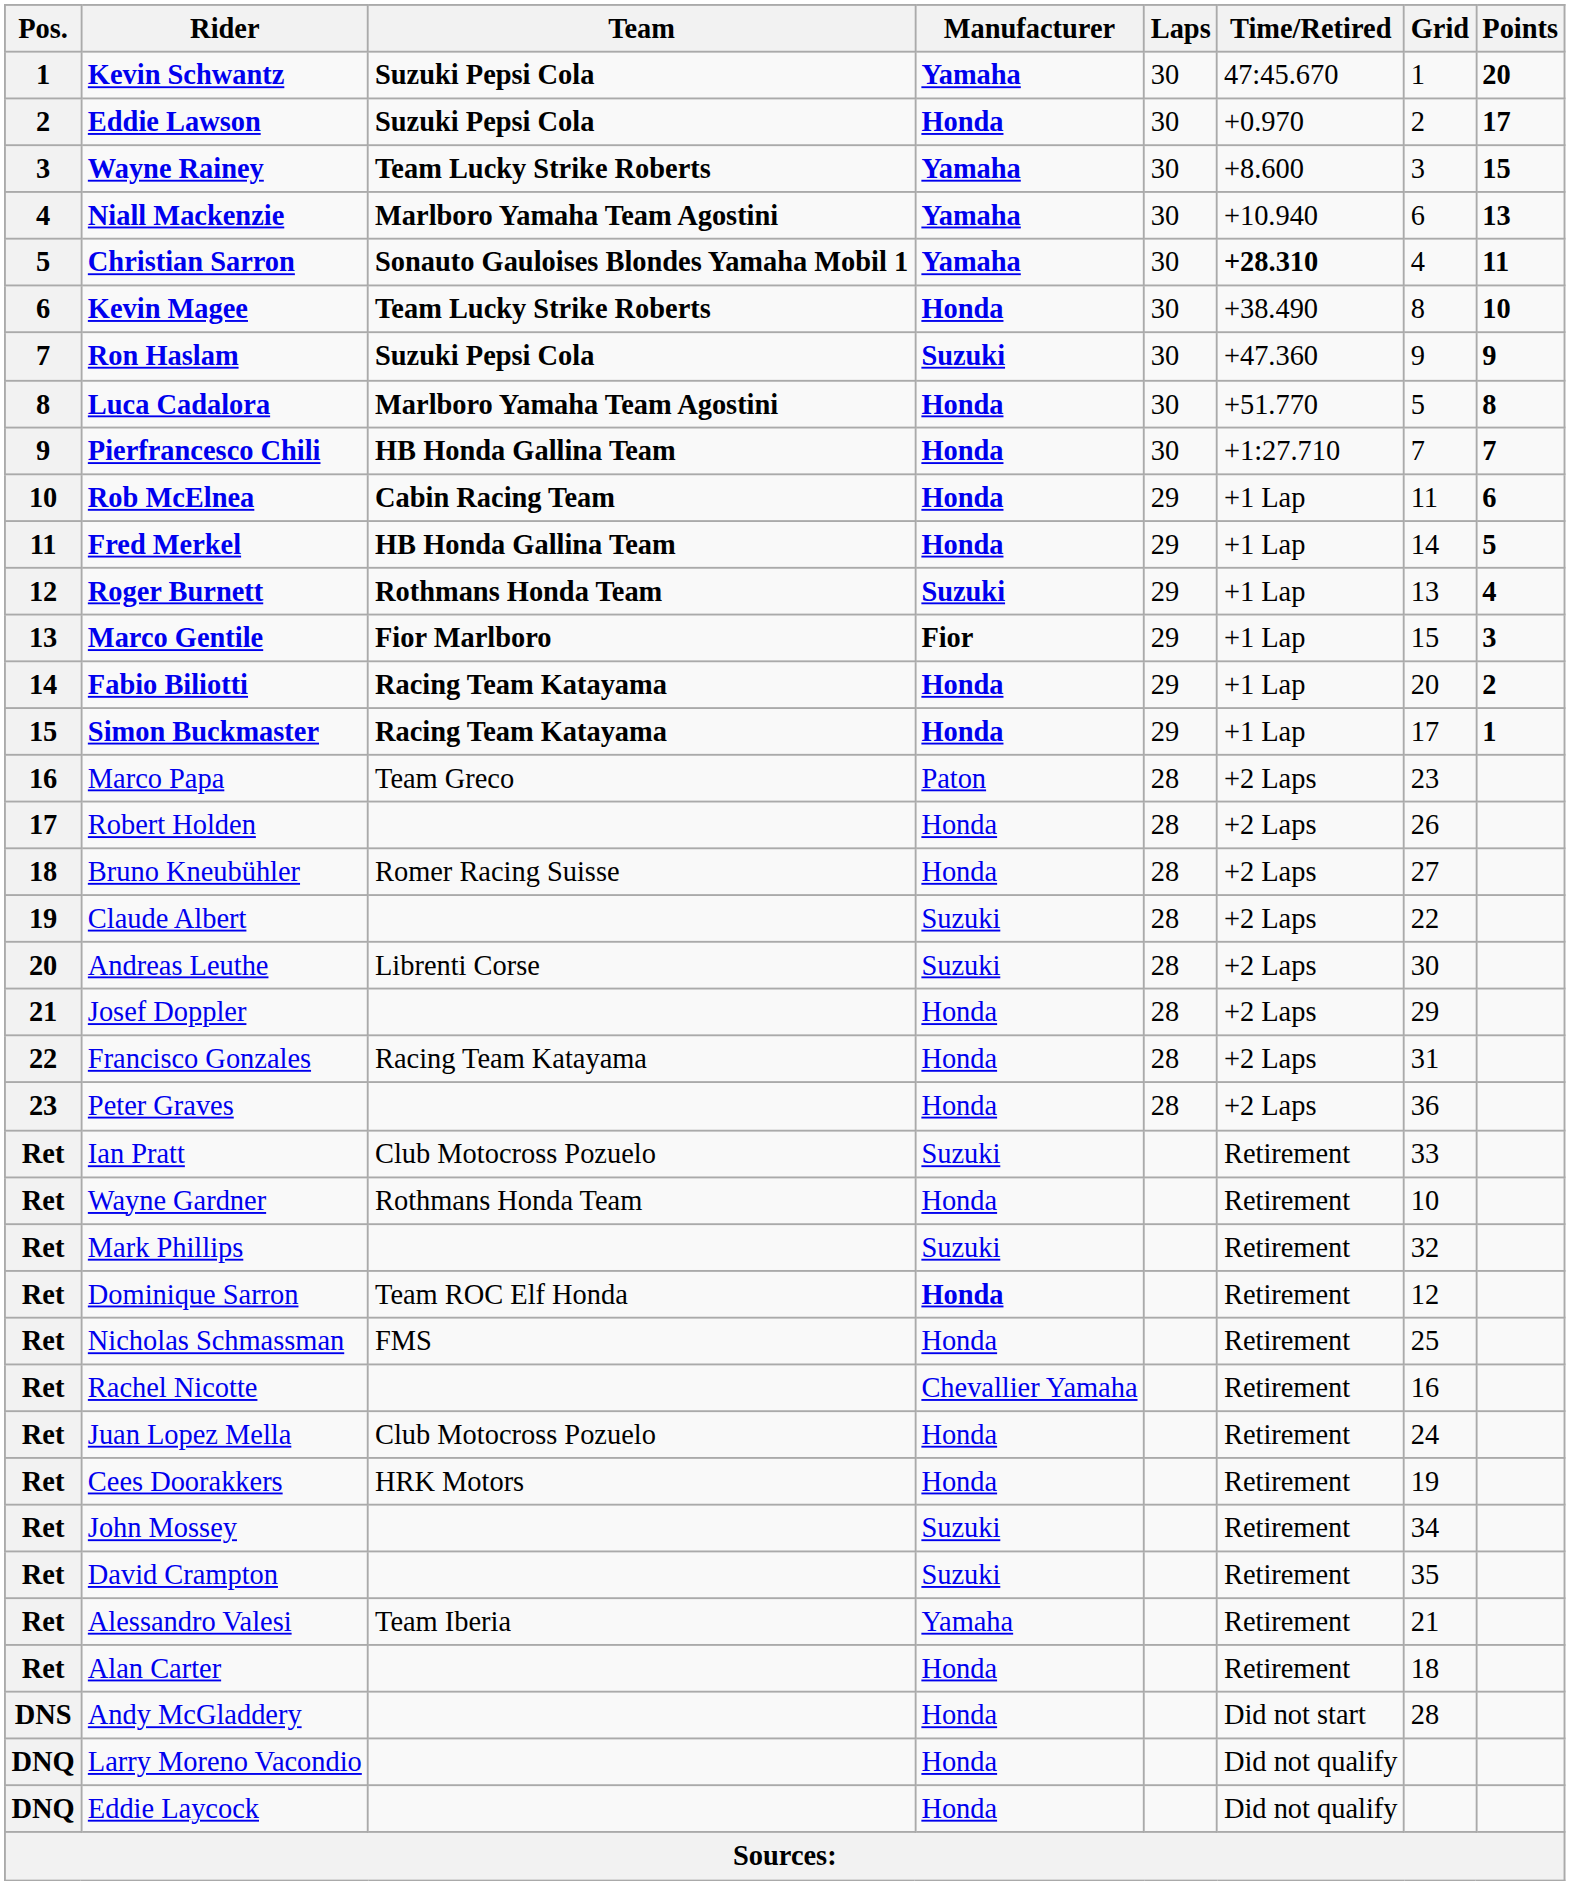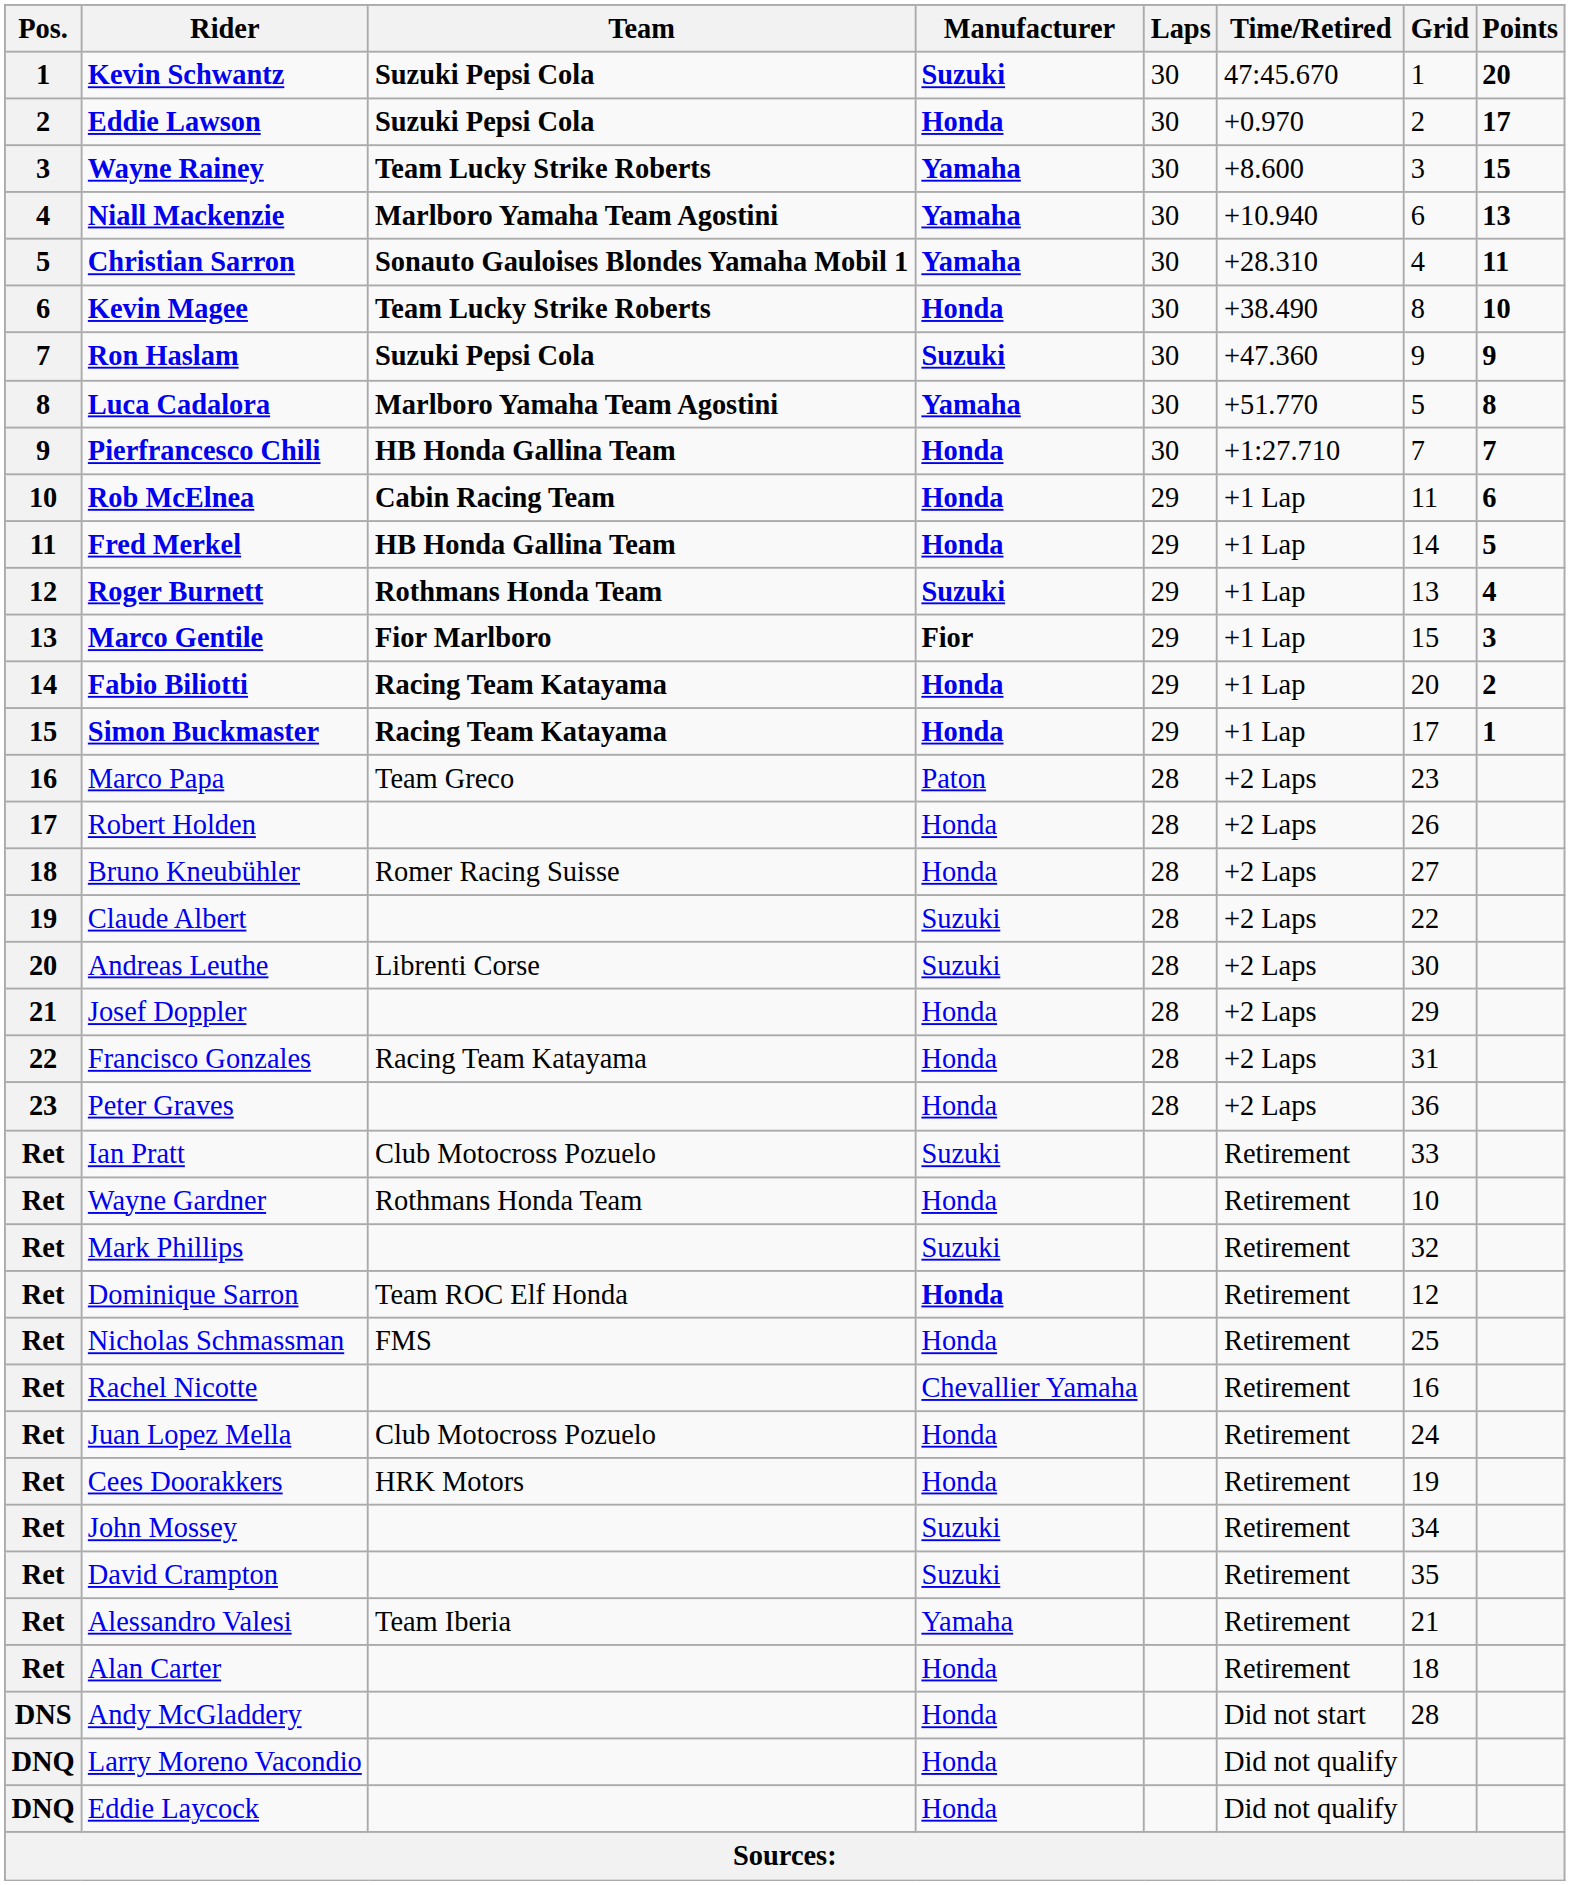(971, 74) Yamaha -> (963, 74) Suzuki
(1271, 262) bold -> (1271, 262) normal
(962, 403) Honda -> (971, 403) Yamaha
